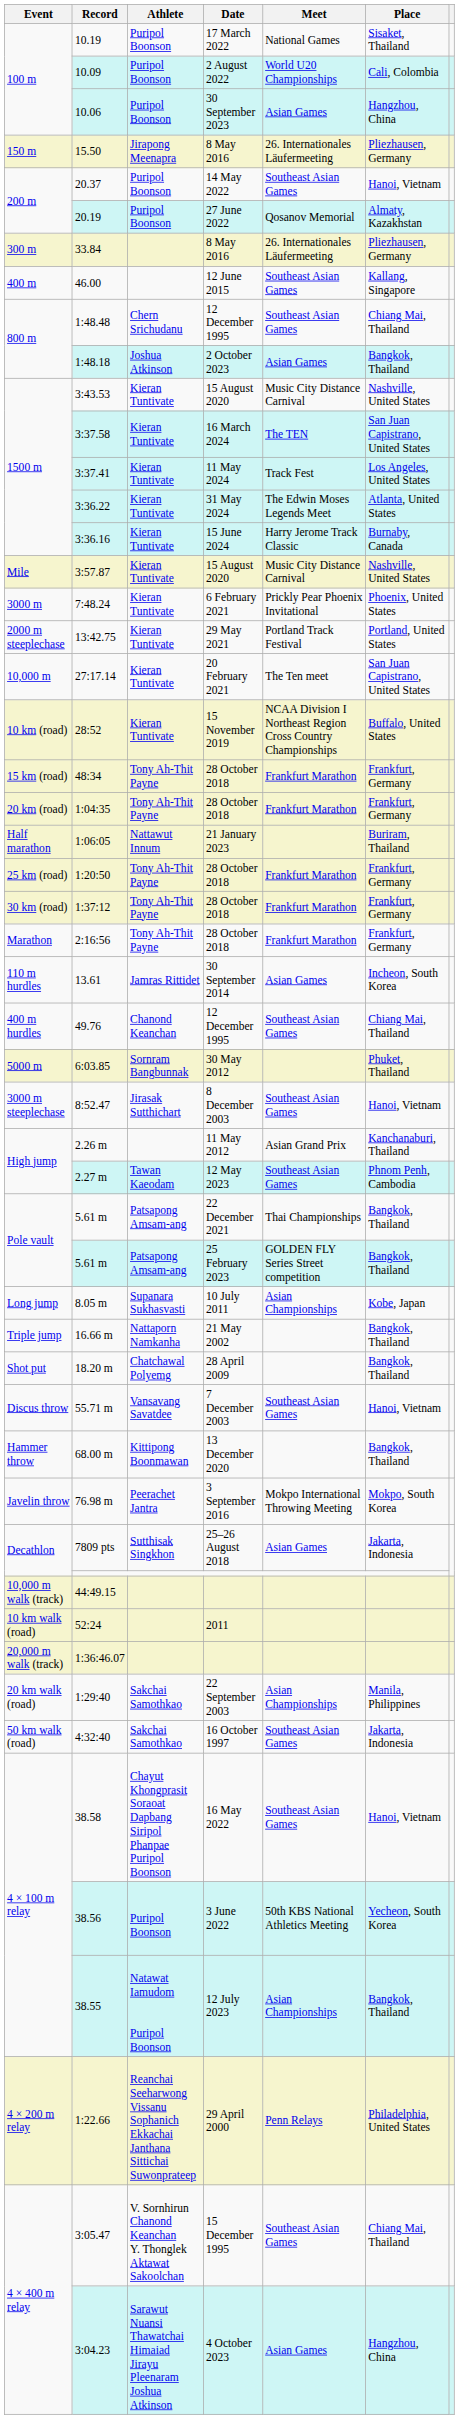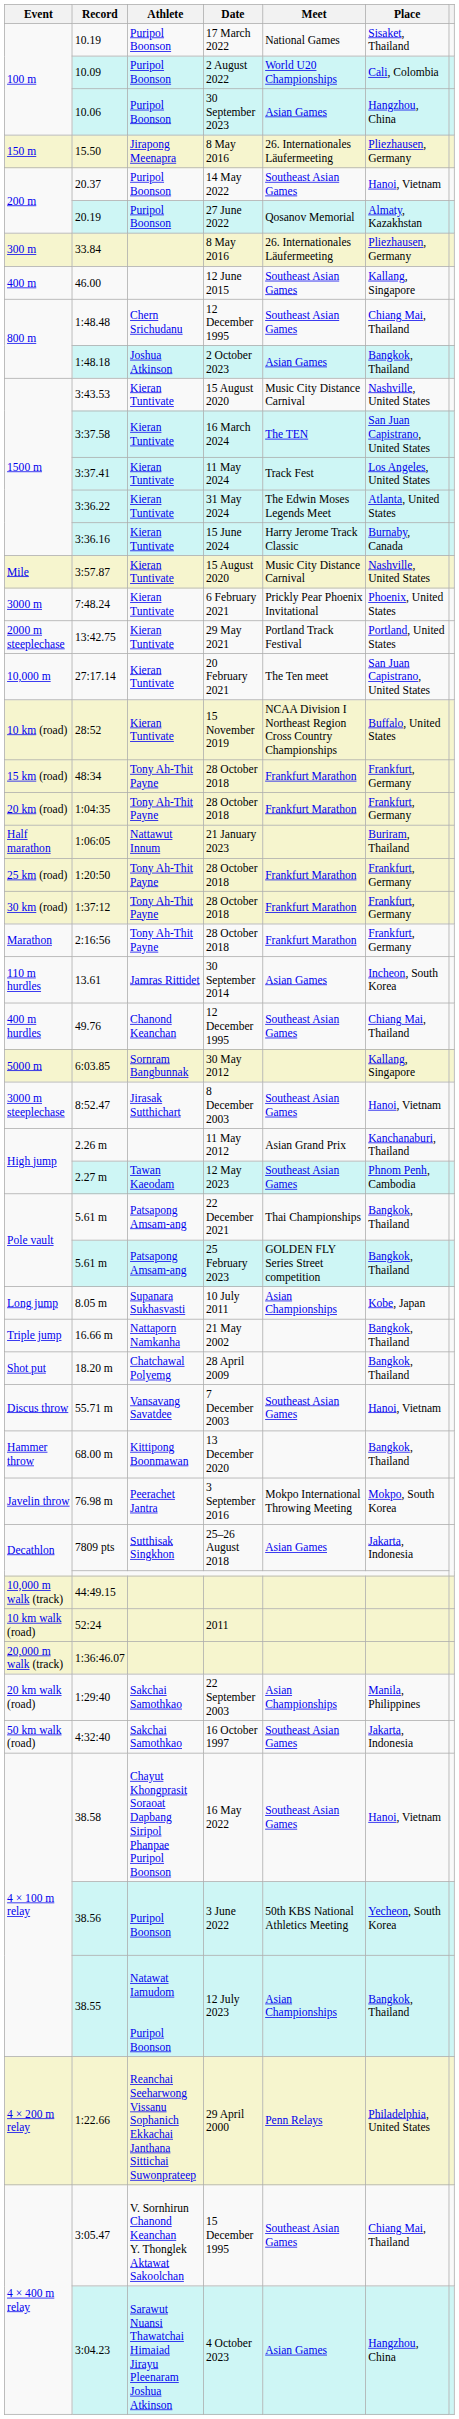(389, 1065) Phuket, Thailand -> (392, 1065) Kallang, Singapore
